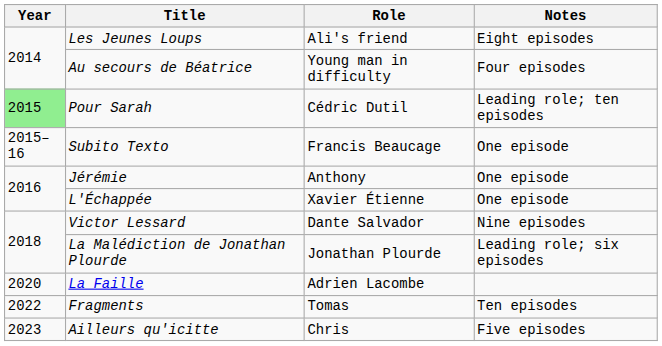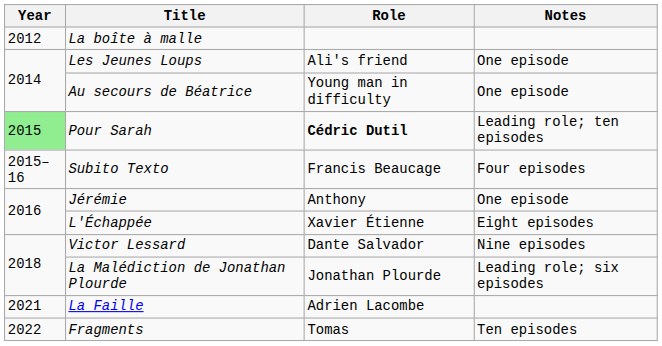+ row: (135, 39)
(535, 39) Eight episodes -> (523, 61) One episode
(531, 69) Four episodes -> (523, 92) One episode
(358, 108) normal -> (358, 131) bold
(523, 147) One episode -> (531, 169) Four episodes
(523, 200) One episode -> (535, 223) Eight episodes
(25, 284) 2020 -> (25, 307) 2021
- row: (144, 329)
